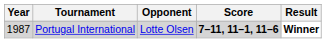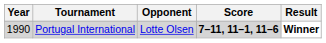(19, 30) 1987 -> (19, 30) 1990
